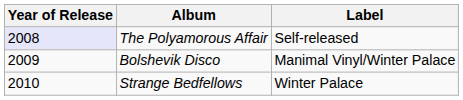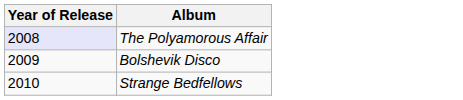- column: (365, 15)
